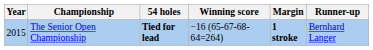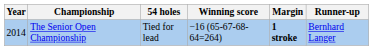(16, 32) 2015 -> (16, 32) 2014
(158, 32) bold -> (158, 32) normal
